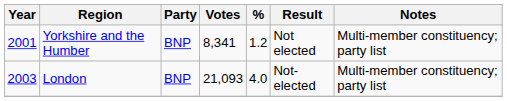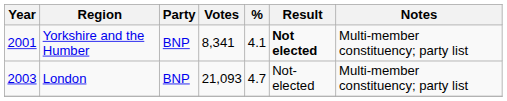(258, 43) 1.2 -> (257, 43) 4.1
(295, 43) normal -> (295, 43) bold
(258, 78) 4.0 -> (257, 78) 4.7
